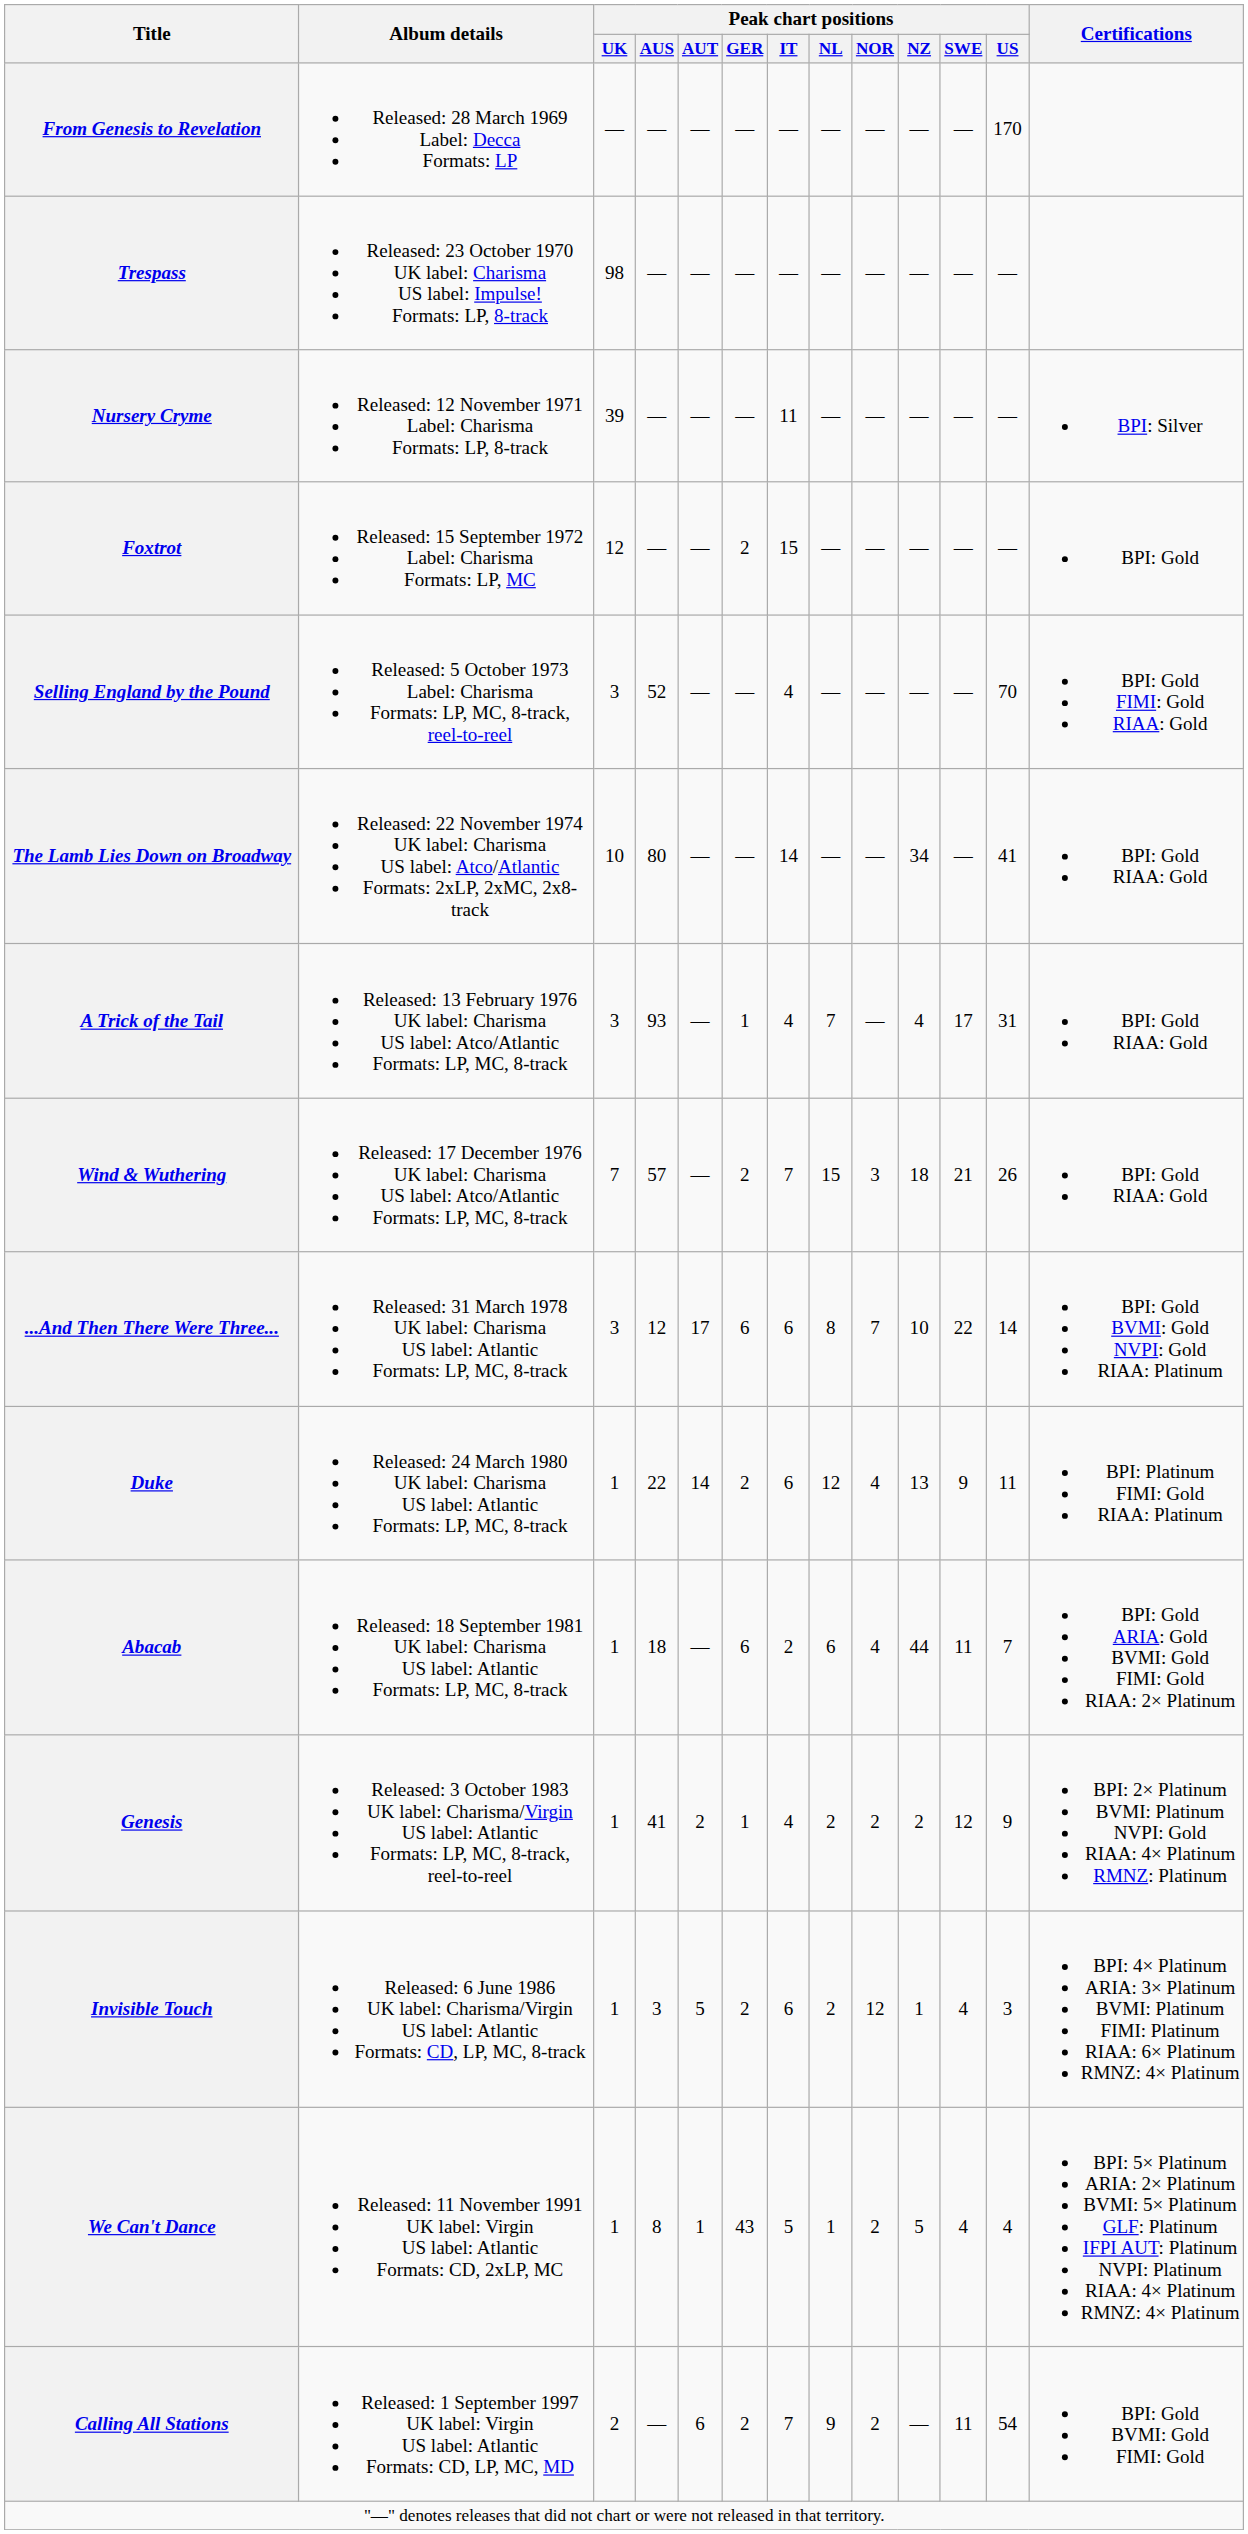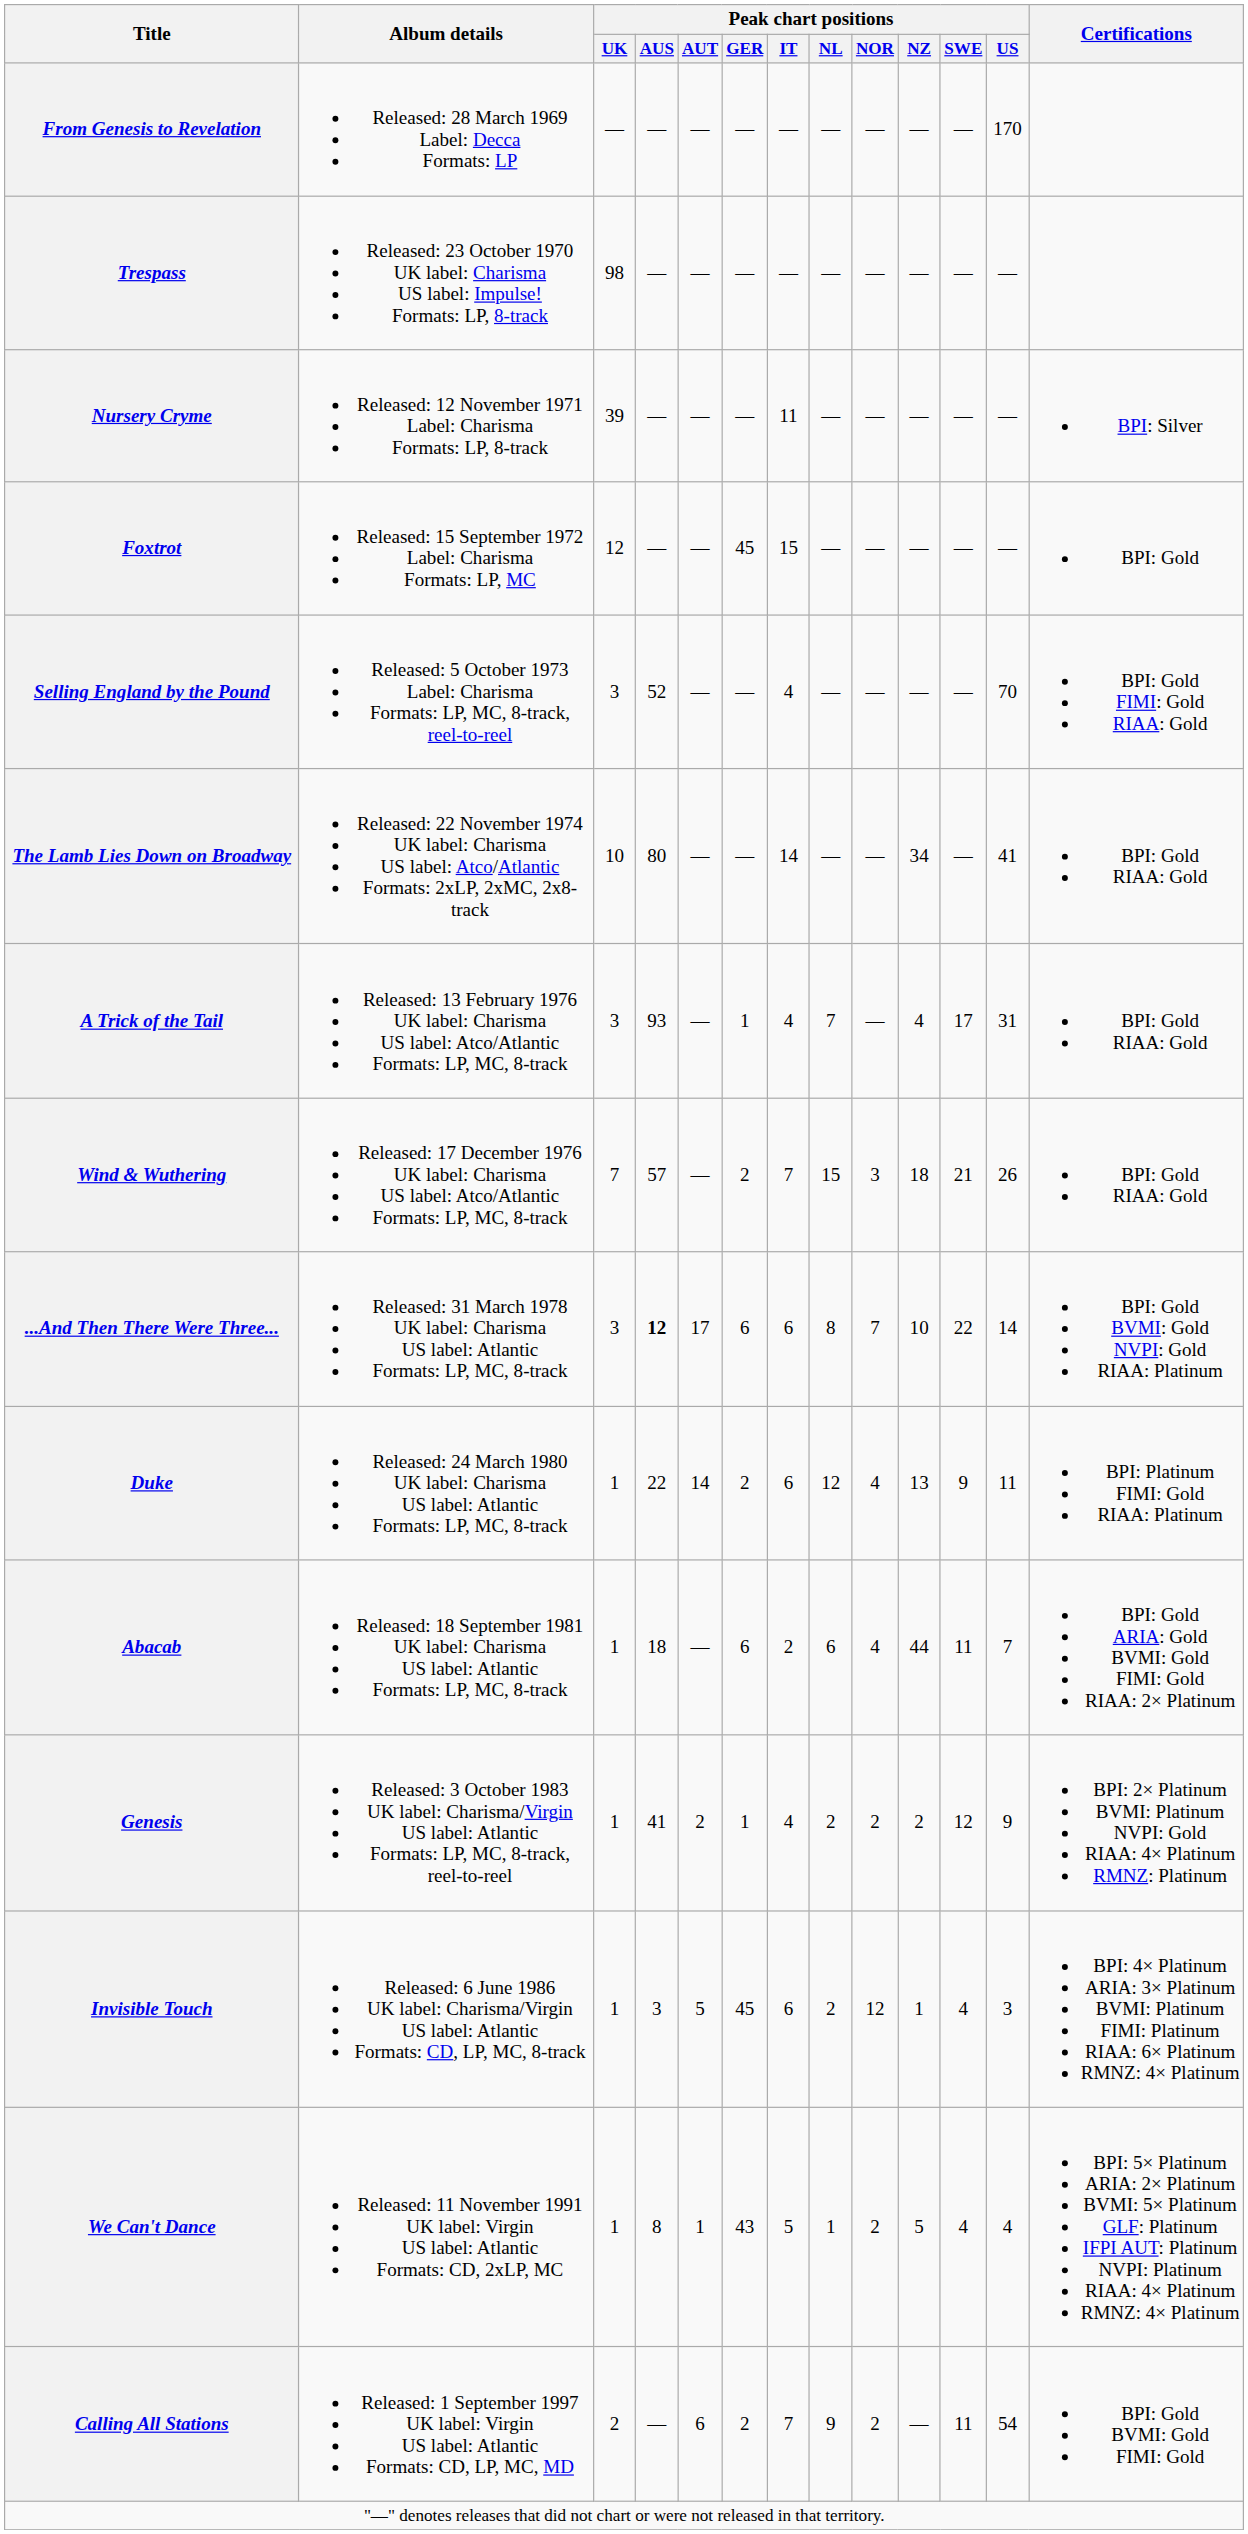(745, 548) 2 -> (745, 548) 45
(657, 1328) normal -> (657, 1328) bold
(745, 2008) 2 -> (745, 2008) 45
